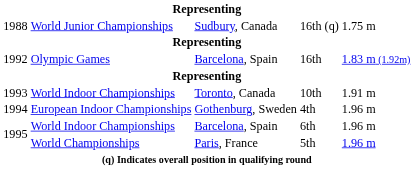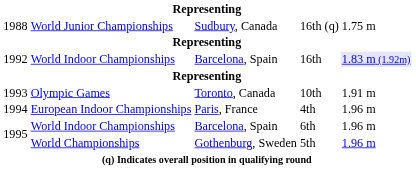(70, 59) Olympic Games -> (103, 59) World Indoor Championships
(376, 59) no background -> (376, 59) lavender background
(103, 92) World Indoor Championships -> (70, 92) Olympic Games
(246, 109) Gothenburg, Sweden -> (226, 109) Paris, France
(226, 142) Paris, France -> (246, 142) Gothenburg, Sweden
